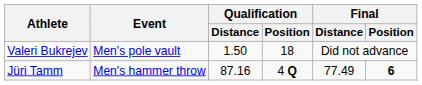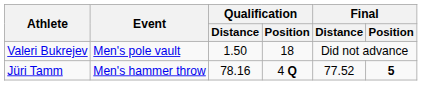(235, 71) 87.16 -> (235, 71) 78.16
(339, 71) 77.49 -> (339, 71) 77.52
(391, 71) 6 -> (391, 71) 5
